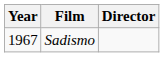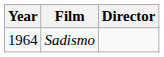(23, 39) 1967 -> (23, 39) 1964
